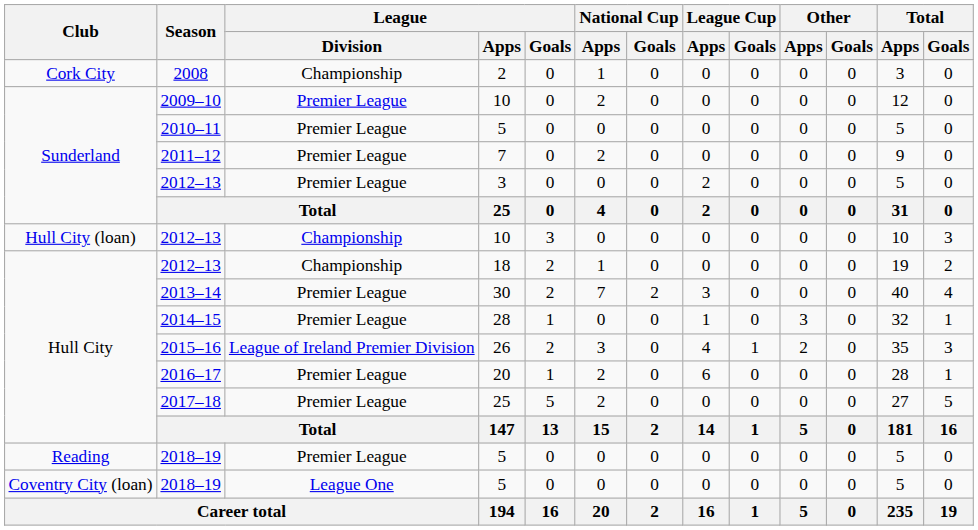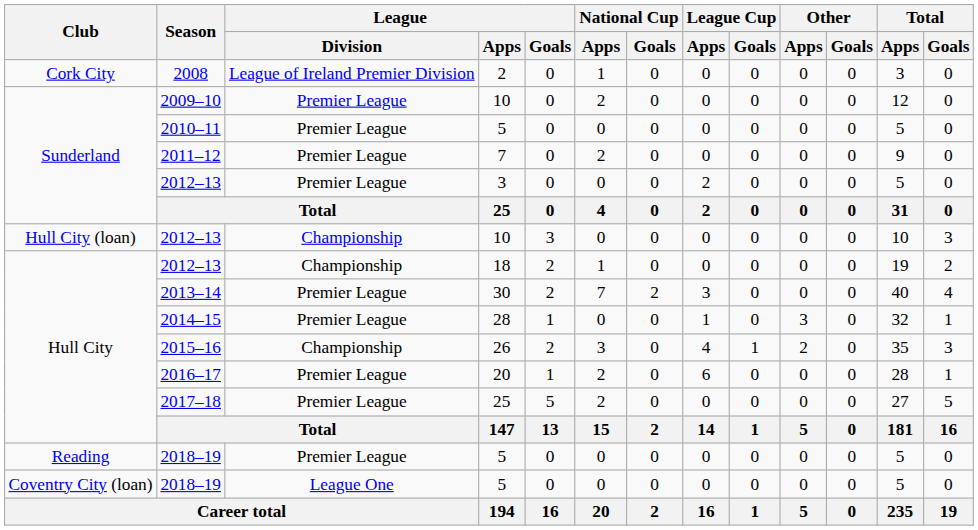(352, 73) Championship -> (352, 73) League of Ireland Premier Division
(352, 347) League of Ireland Premier Division -> (352, 347) Championship
